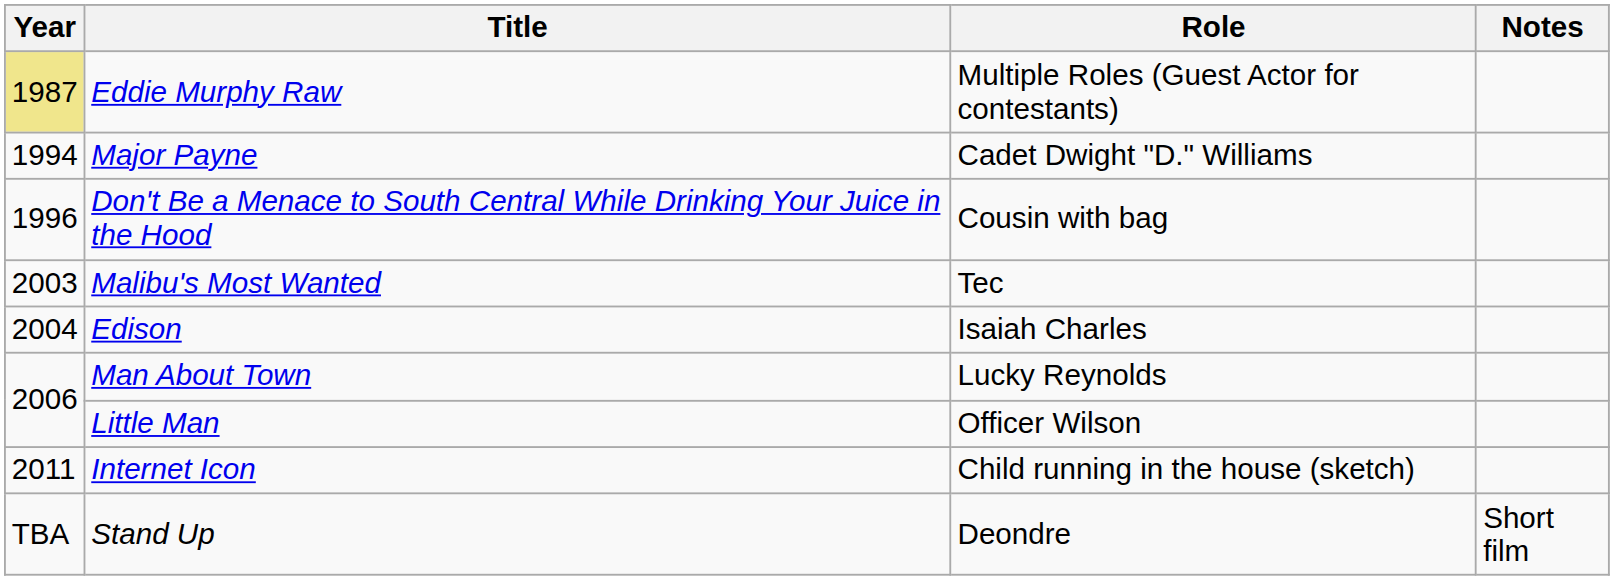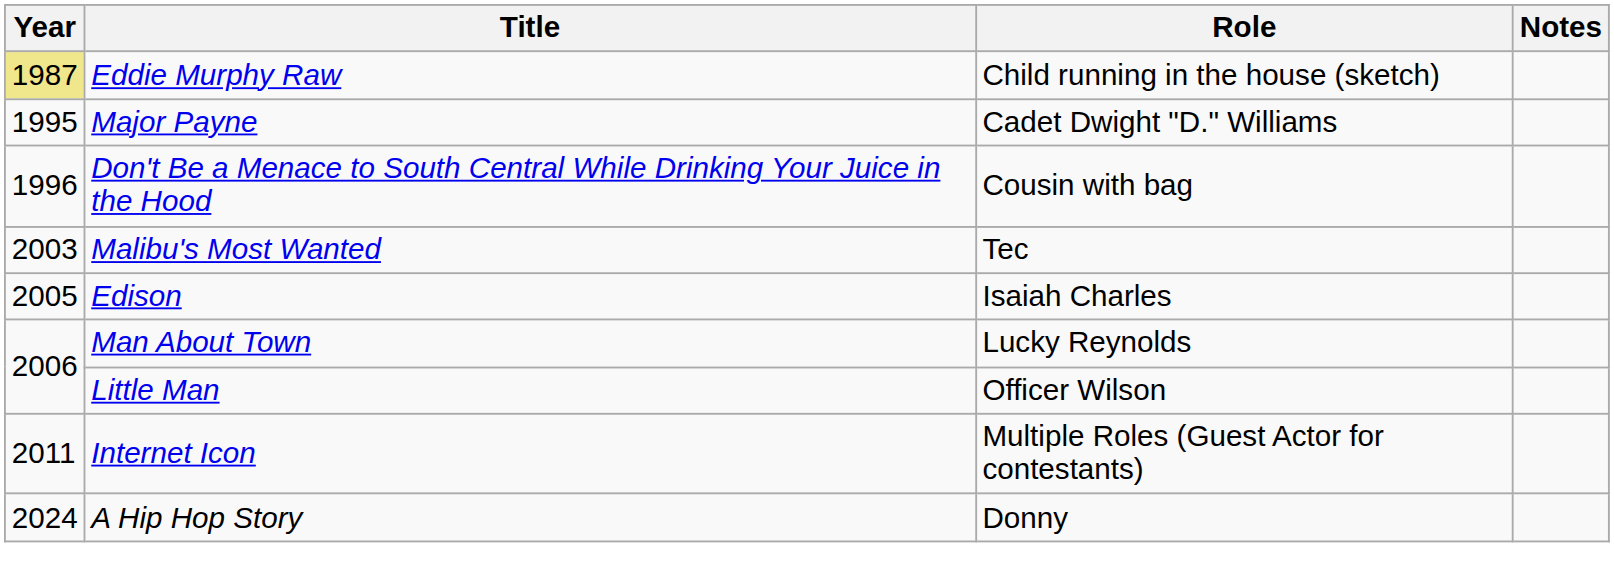(1158, 91) Multiple Roles (Guest Actor for contestants) -> (1211, 74) Child running in the house (sketch)
(45, 155) 1994 -> (45, 121) 1995
(45, 329) 2004 -> (45, 295) 2005
(1186, 470) Child running in the house (sketch) -> (1183, 453) Multiple Roles (Guest Actor for contestants)
+ row: (197, 517)
- row: (153, 533)
